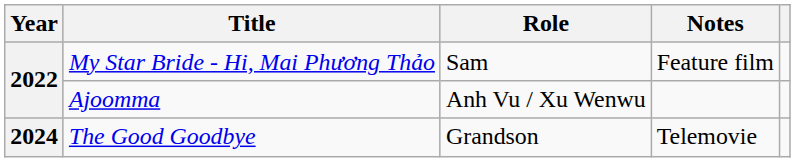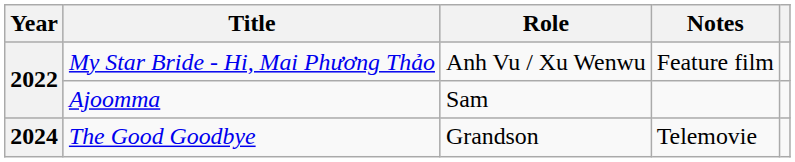(467, 61) Sam -> (546, 61) Anh Vu / Xu Wenwu
(546, 99) Anh Vu / Xu Wenwu -> (467, 99) Sam
